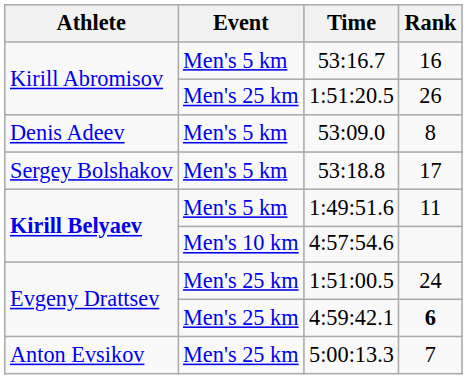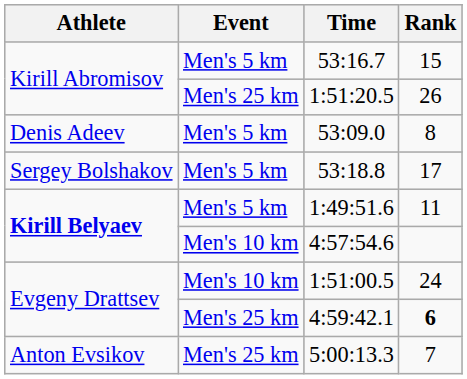(430, 60) 16 -> (430, 60) 15
(241, 280) Men's 25 km -> (241, 280) Men's 10 km
